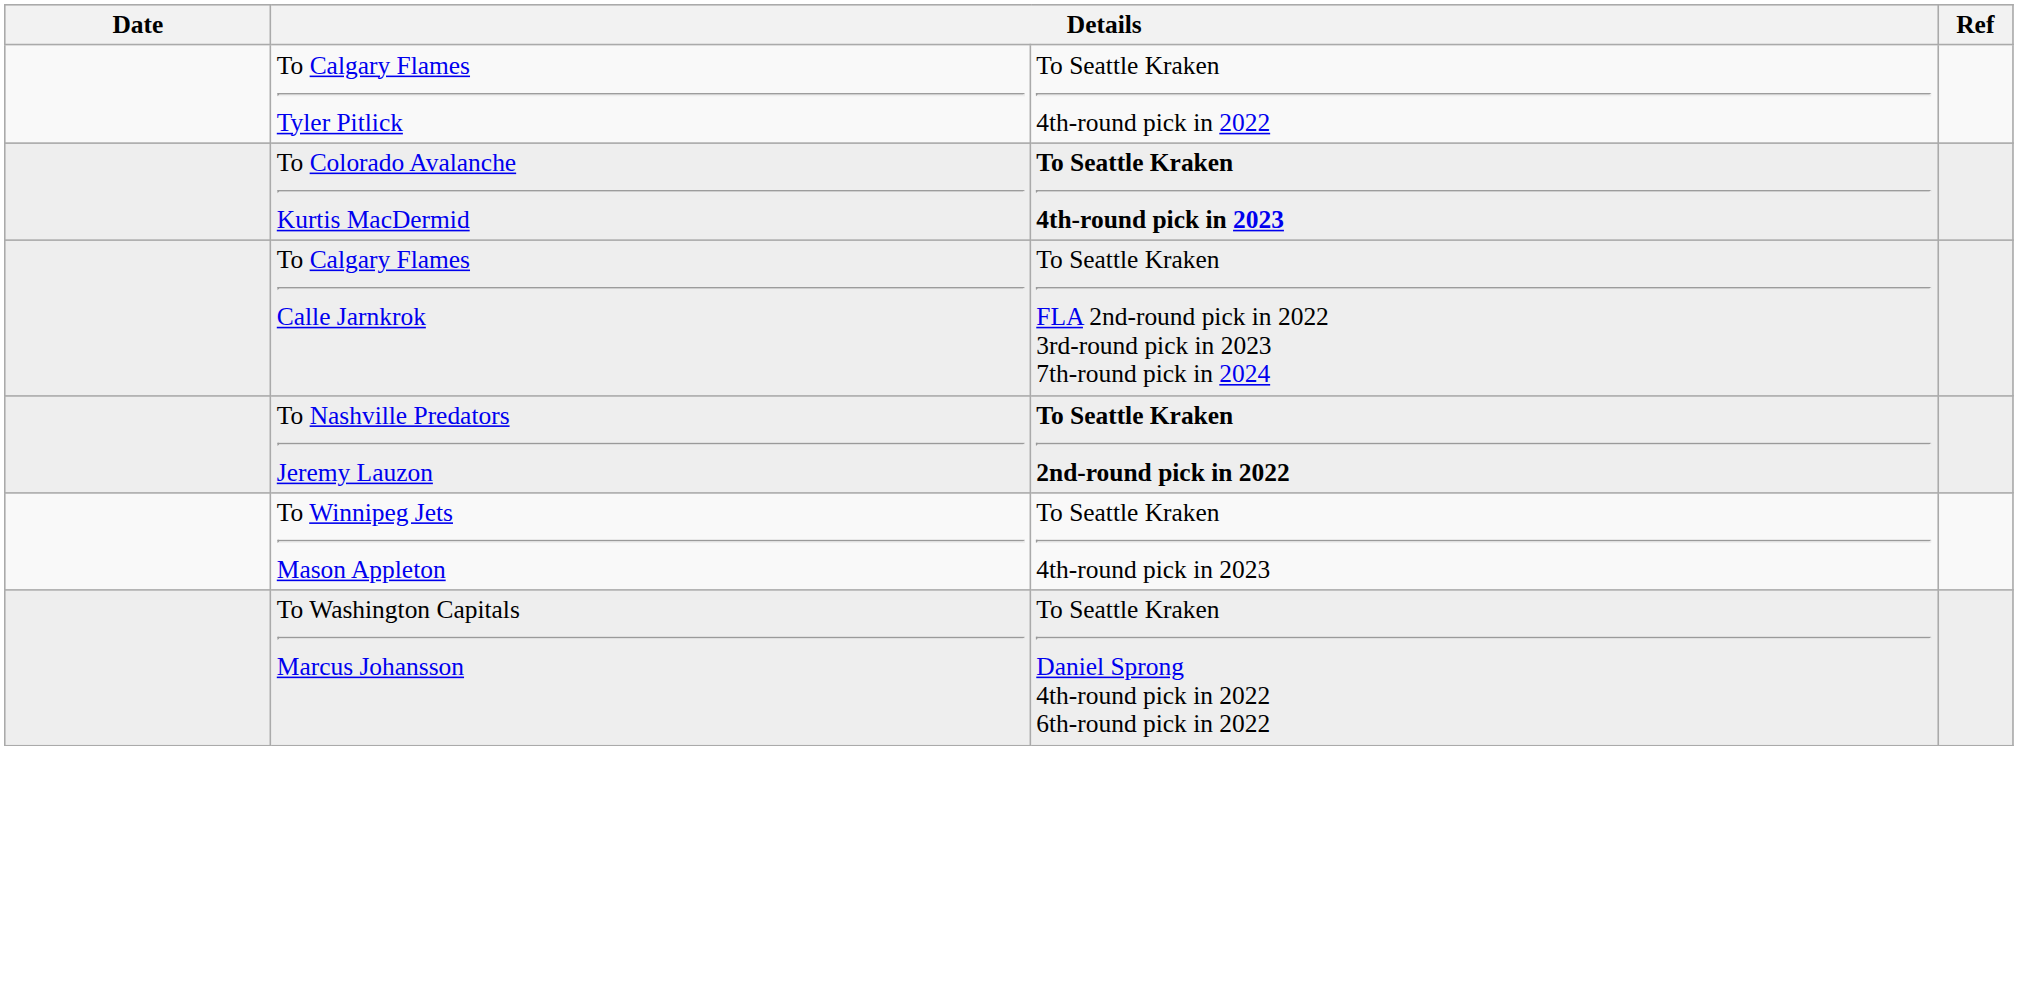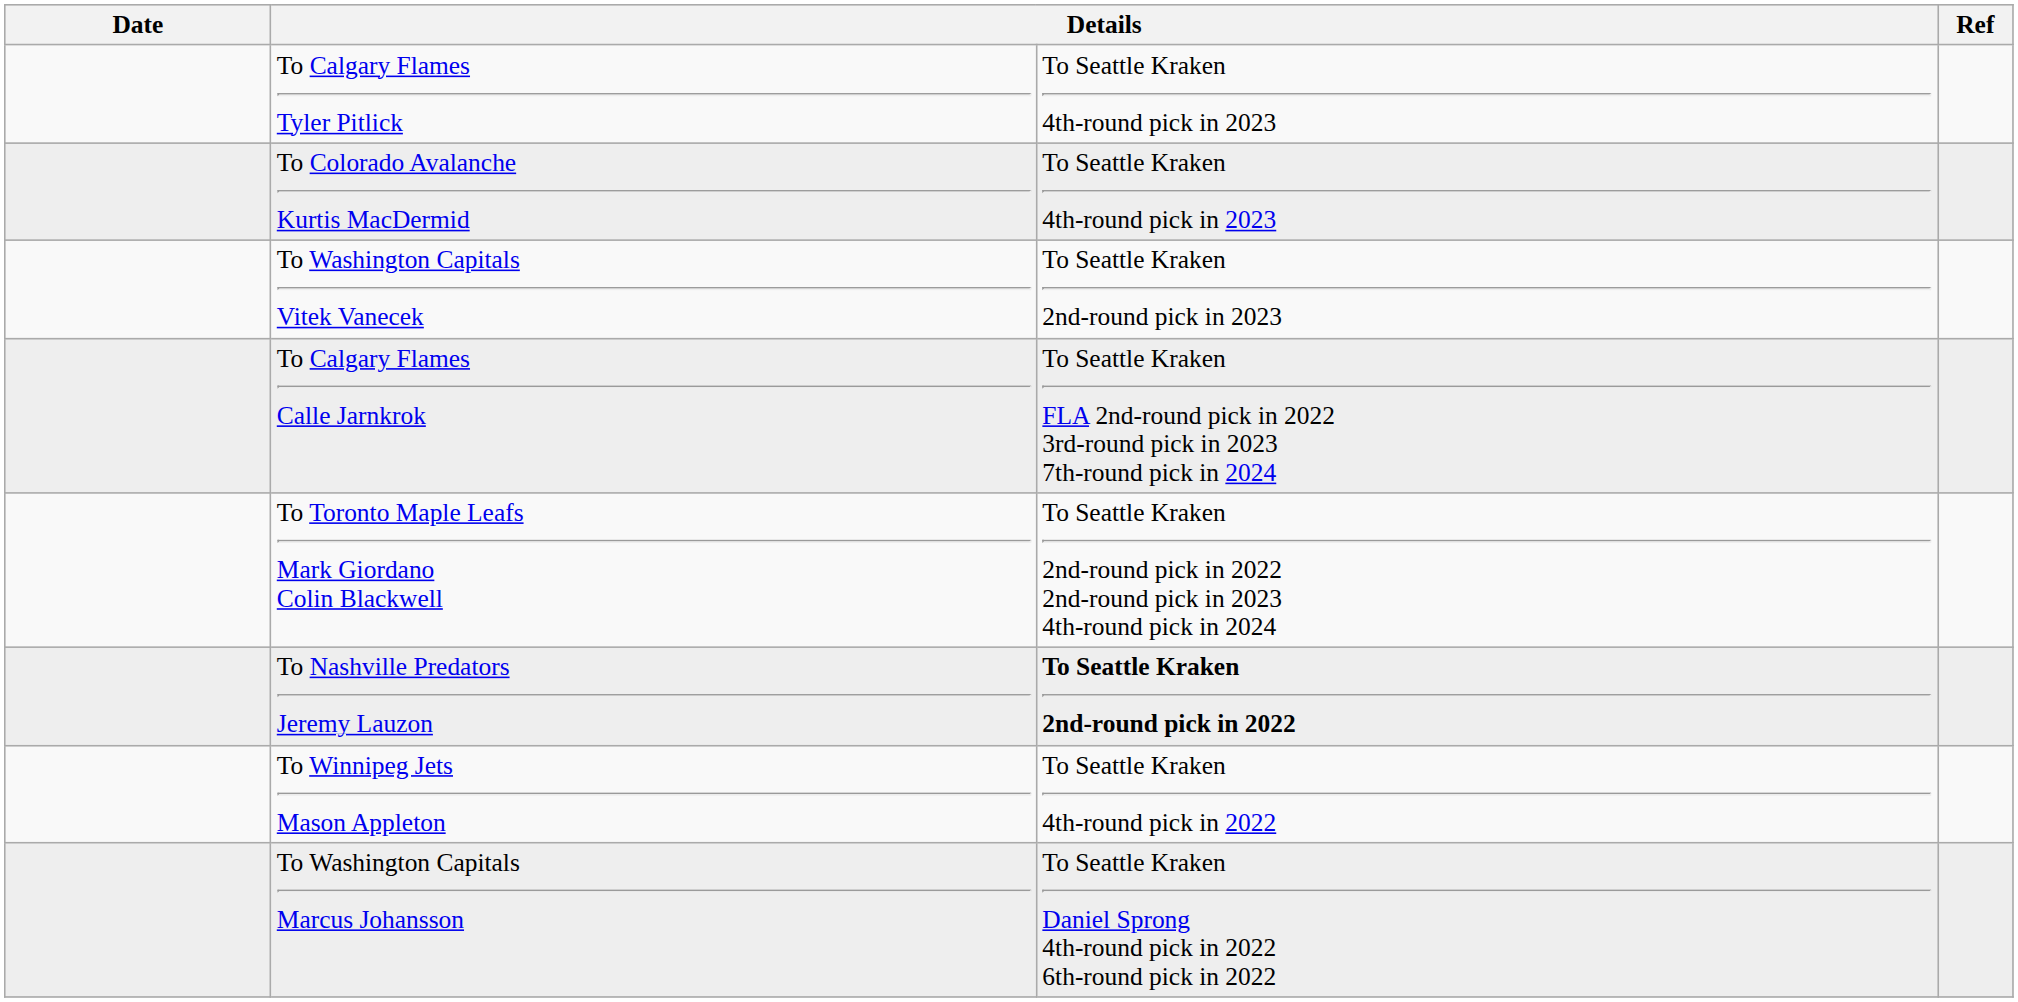(1484, 93) To Seattle Kraken 4th-round pick in 2022 -> (1487, 93) To Seattle Kraken 4th-round pick in 2023
(1484, 191) bold -> (1487, 191) normal
+ row: (654, 288)
+ row: (654, 555)
(1484, 541) To Seattle Kraken 4th-round pick in 2023 -> (1487, 793) To Seattle Kraken 4th-round pick in 2022
